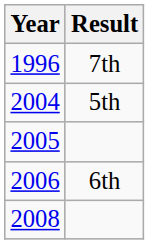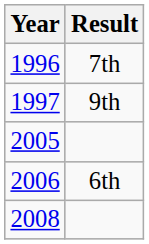+ row: (35, 102)
- row: (35, 102)
